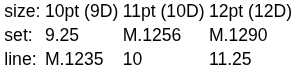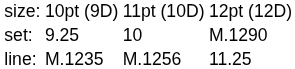(152, 35) M.1256 -> (132, 35) 10
(132, 59) 10 -> (152, 59) M.1256
